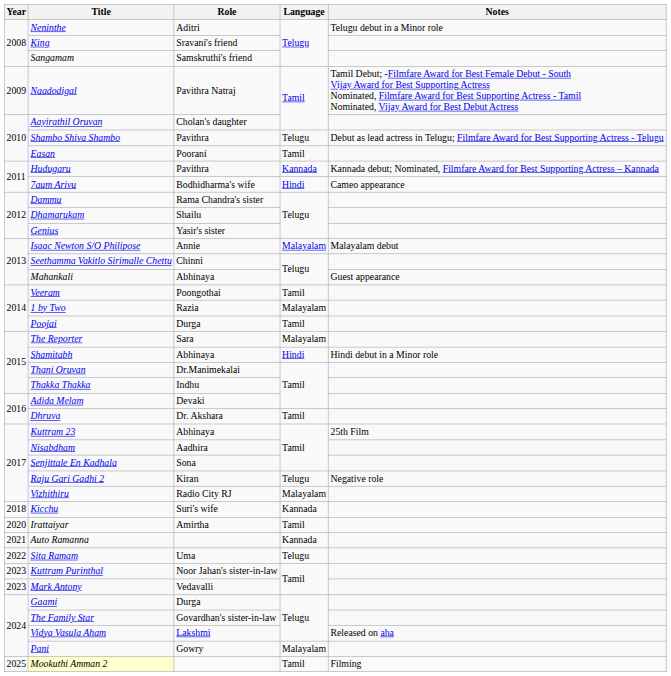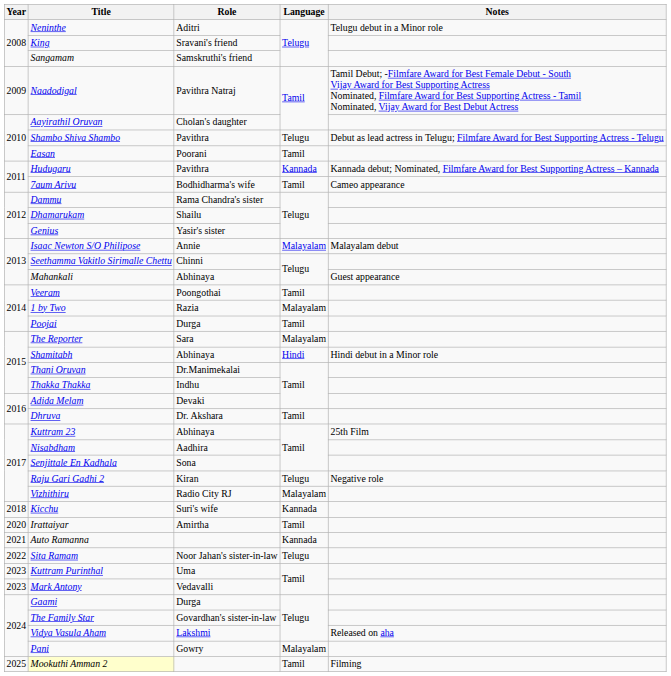(293, 184) Hindi -> (293, 184) Tamil
(186, 555) Uma -> (227, 555) Noor Jahan's sister-in-law
(227, 571) Noor Jahan's sister-in-law -> (186, 571) Uma
